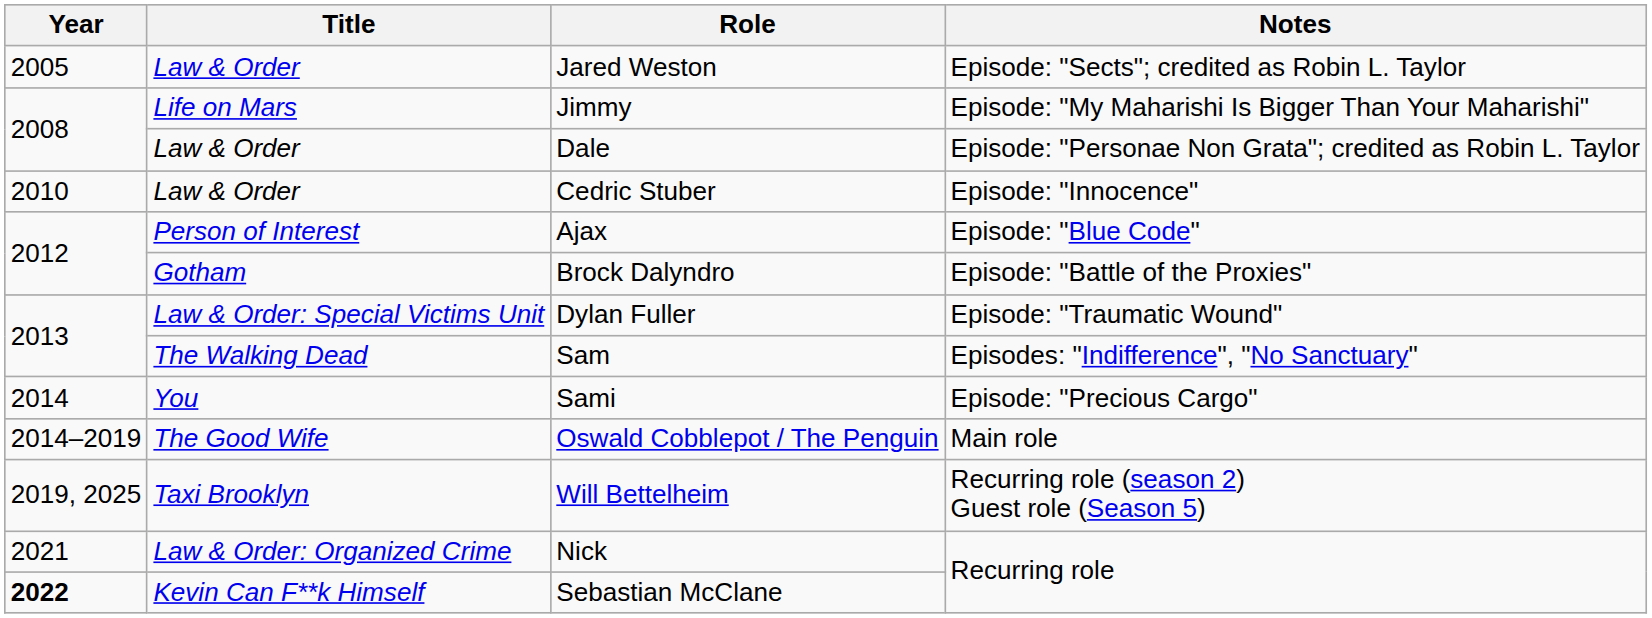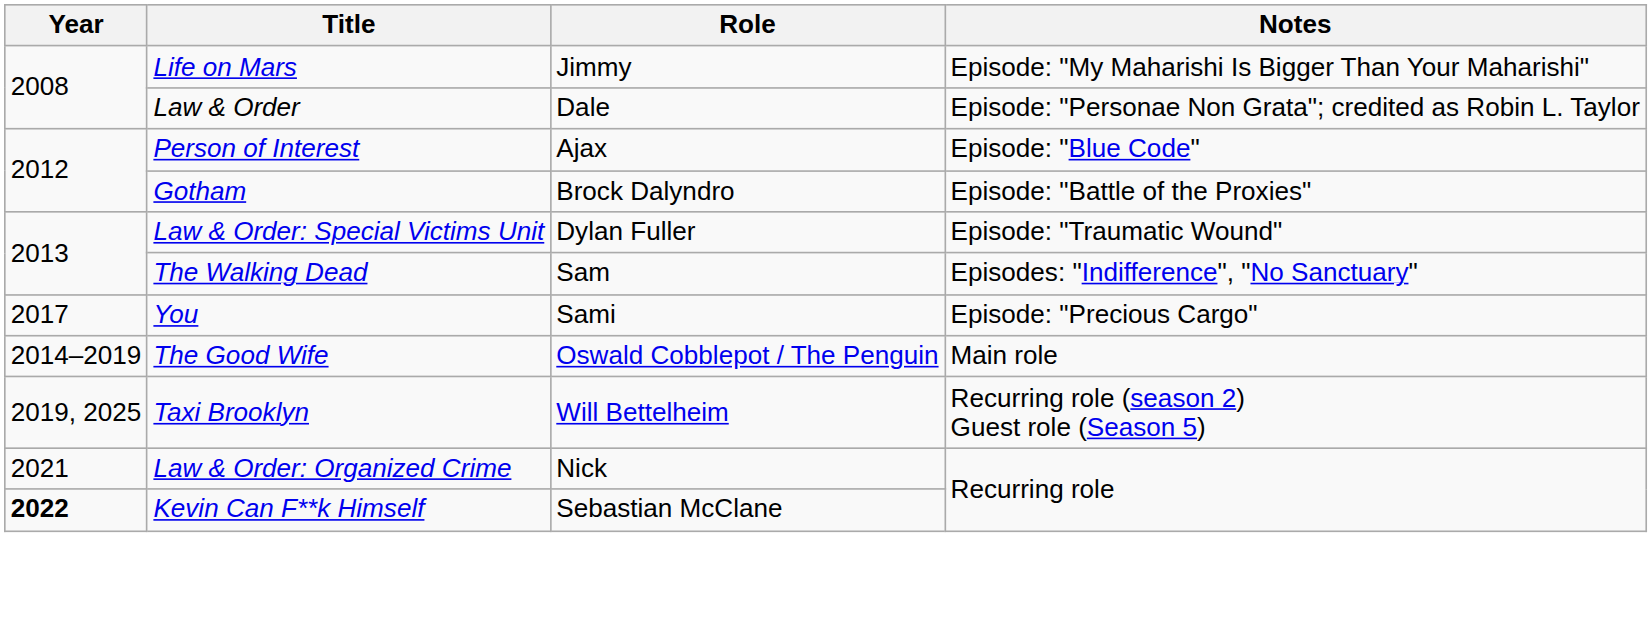- row: (637, 66)
- row: (636, 190)
(40, 397) 2014 -> (40, 314) 2017
